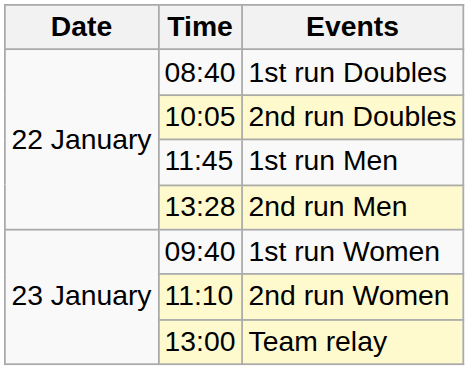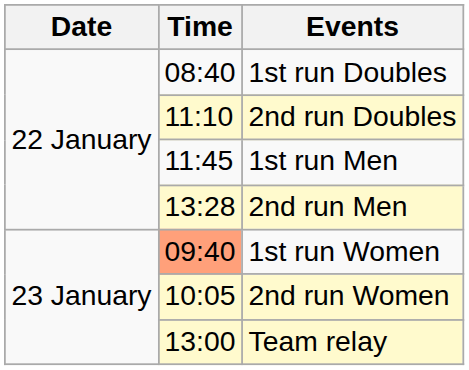(200, 116) 10:05 -> (199, 116) 11:10
(200, 251) no background -> (200, 251) lightsalmon background
(199, 296) 11:10 -> (200, 296) 10:05
